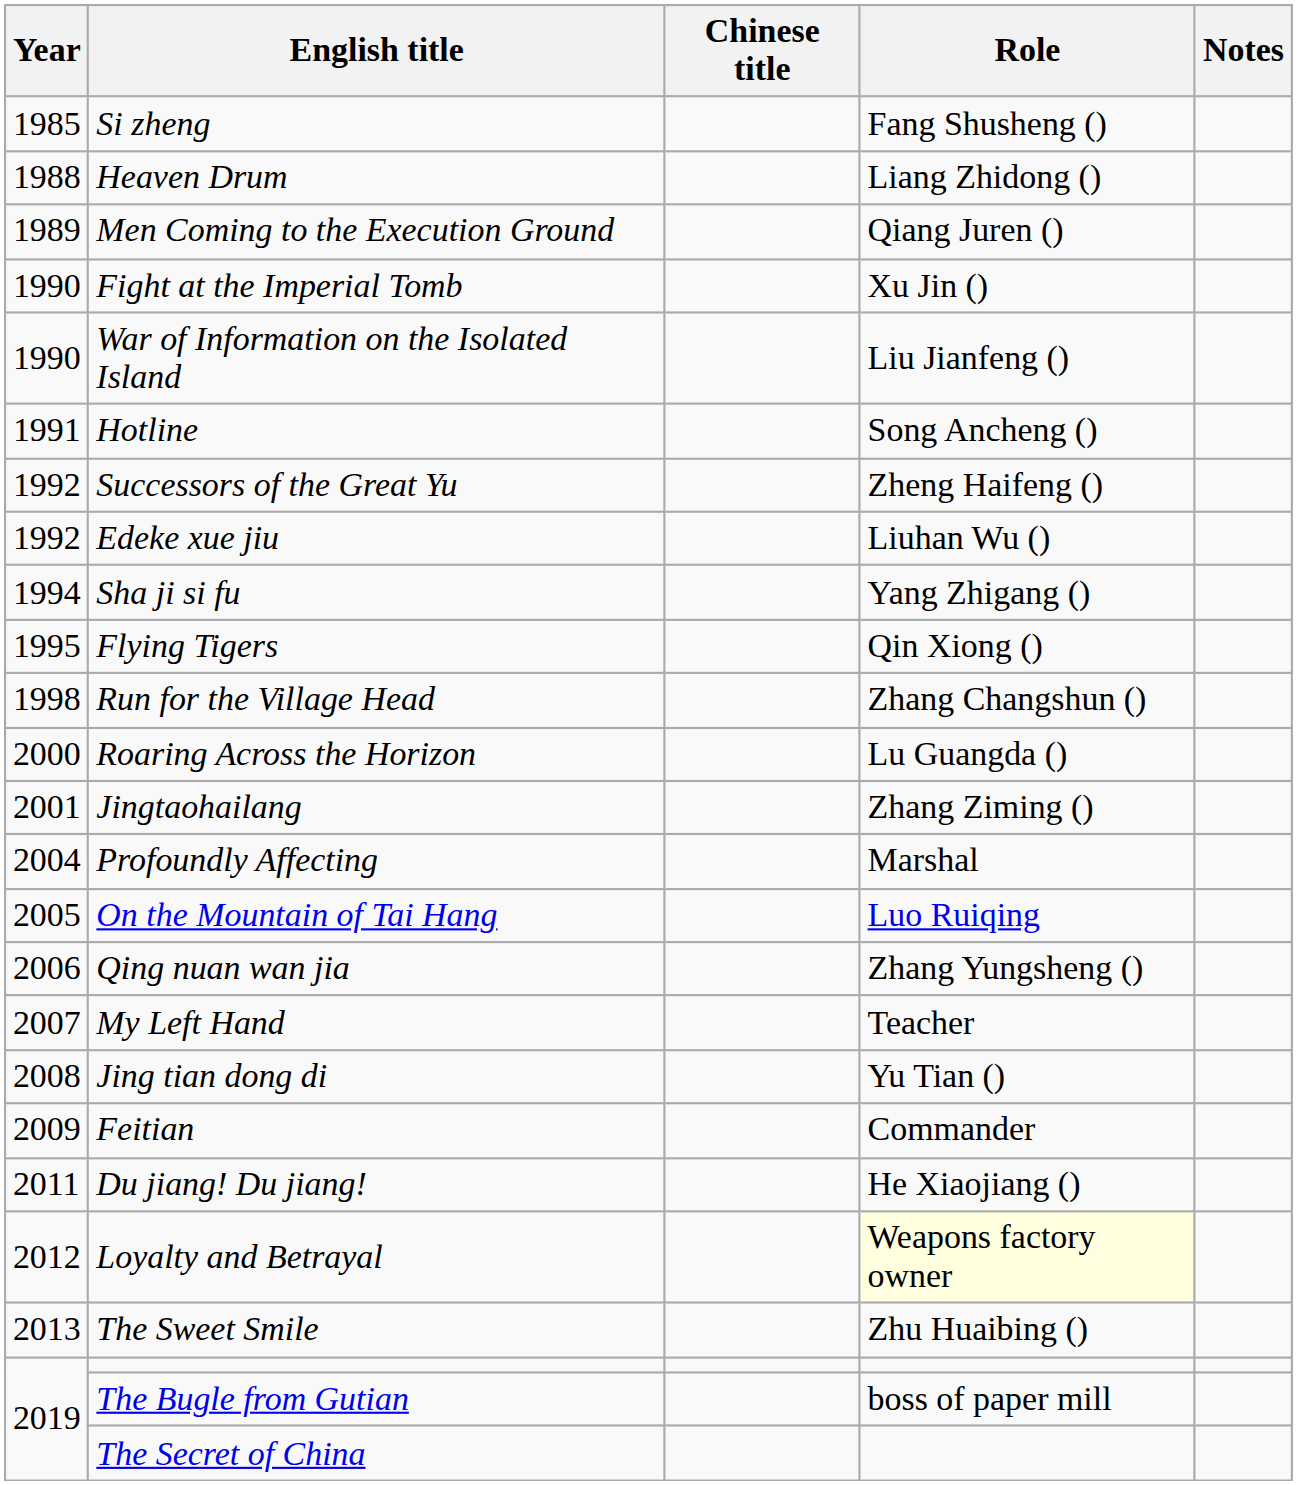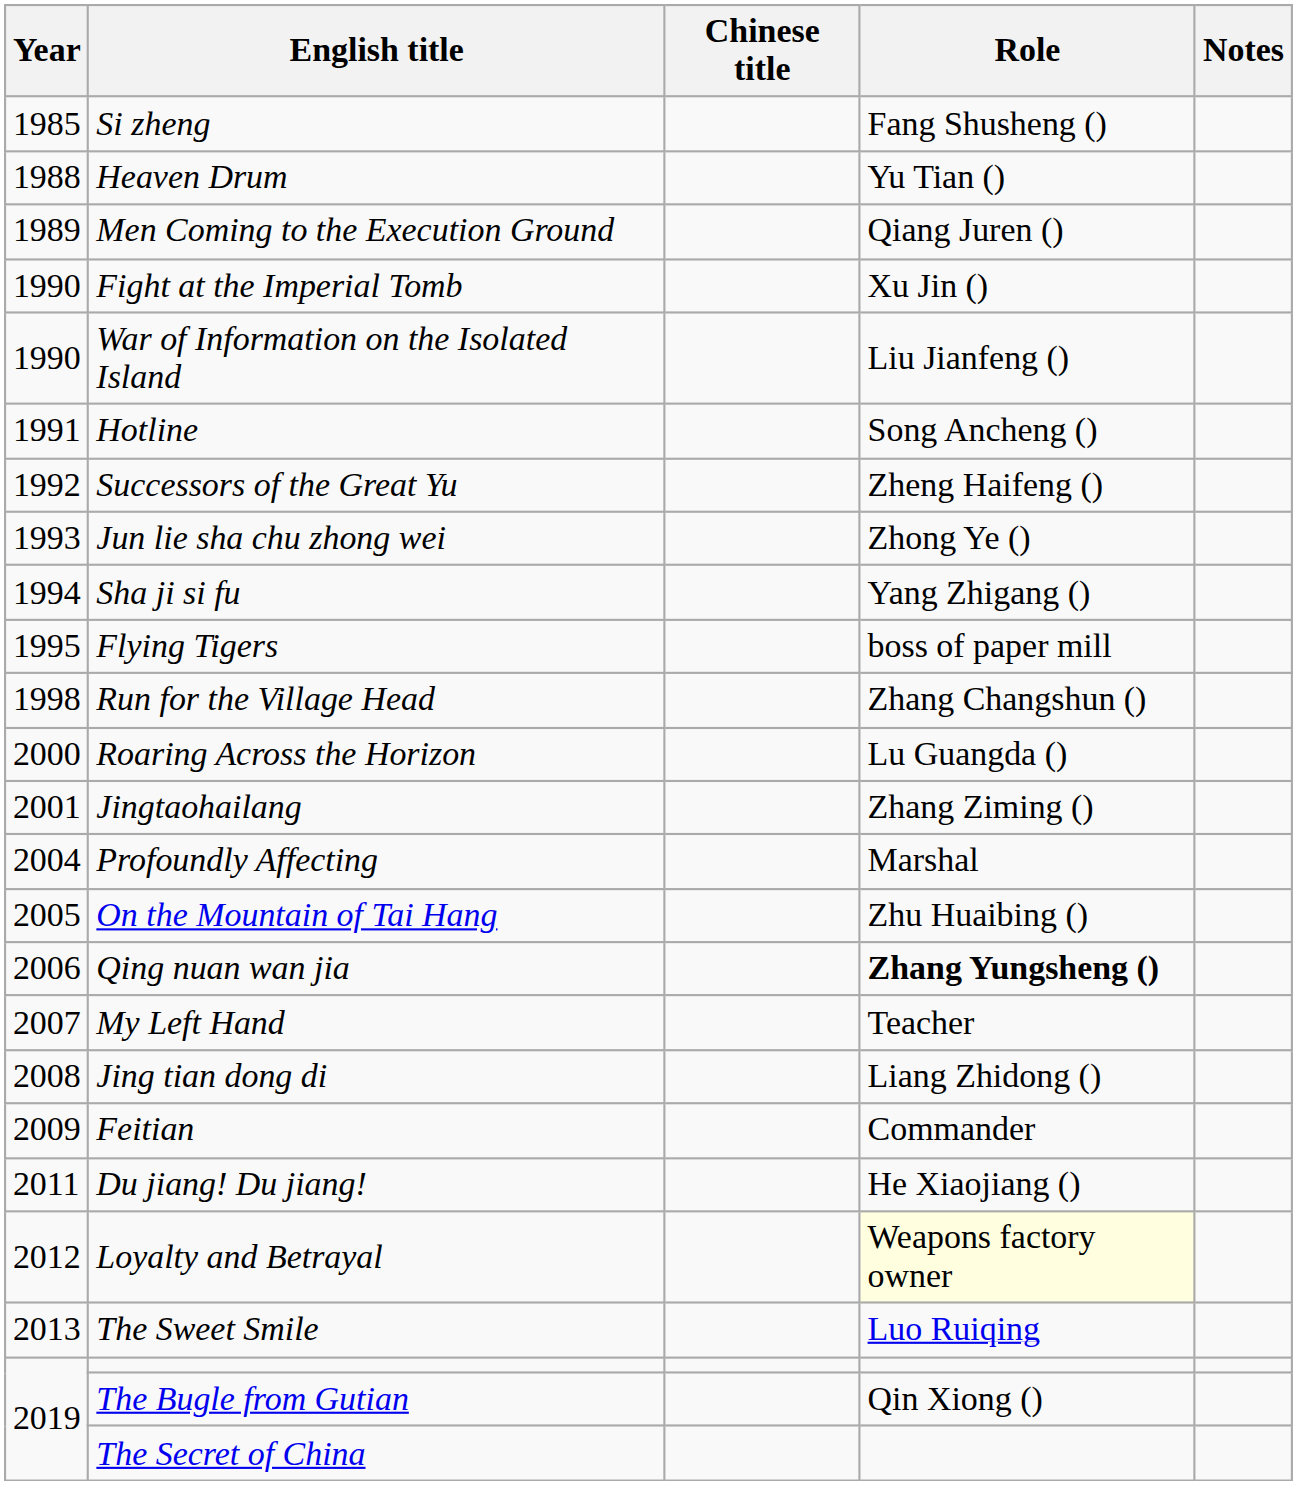(984, 177) Liang Zhidong () -> (936, 177) Yu Tian ()
- row: (188, 538)
+ row: (271, 538)
(955, 645) Qin Xiong () -> (990, 645) boss of paper mill
(954, 914) Luo Ruiqing -> (978, 914) Zhu Huaibing ()
(1005, 968) normal -> (1013, 968) bold
(936, 1076) Yu Tian () -> (984, 1076) Liang Zhidong ()
(978, 1329) Zhu Huaibing () -> (954, 1329) Luo Ruiqing
(990, 1398) boss of paper mill -> (955, 1398) Qin Xiong ()
